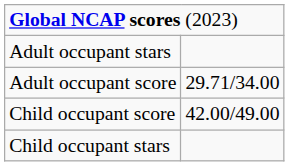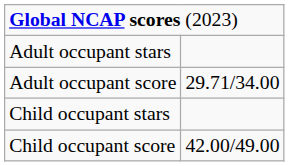rows swapped: (89, 144) <-> (92, 113)
